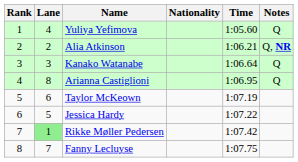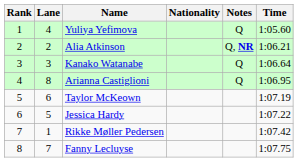columns swapped: (241, 13) <-> (277, 13)
(48, 132) lightgreen background -> (48, 132) no background
